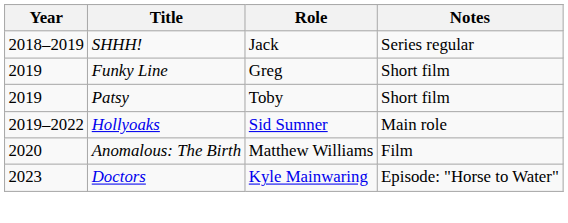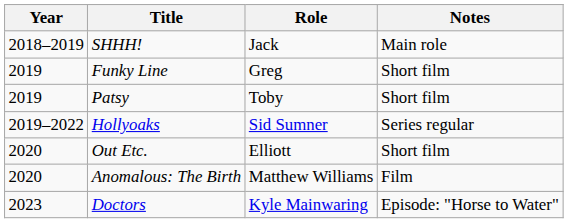(428, 44) Series regular -> (414, 44) Main role
(414, 124) Main role -> (428, 124) Series regular
+ row: (120, 151)
